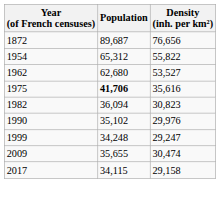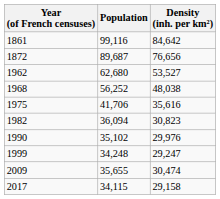+ row: (17, 40)
- row: (17, 56)
+ row: (17, 89)
(114, 89) bold -> (114, 105) normal
